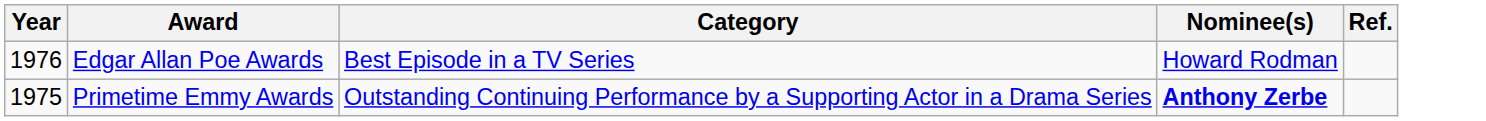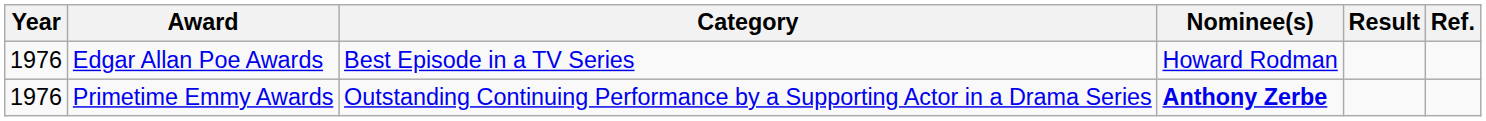+ column: (1384, 23)
(36, 97) 1975 -> (36, 97) 1976
